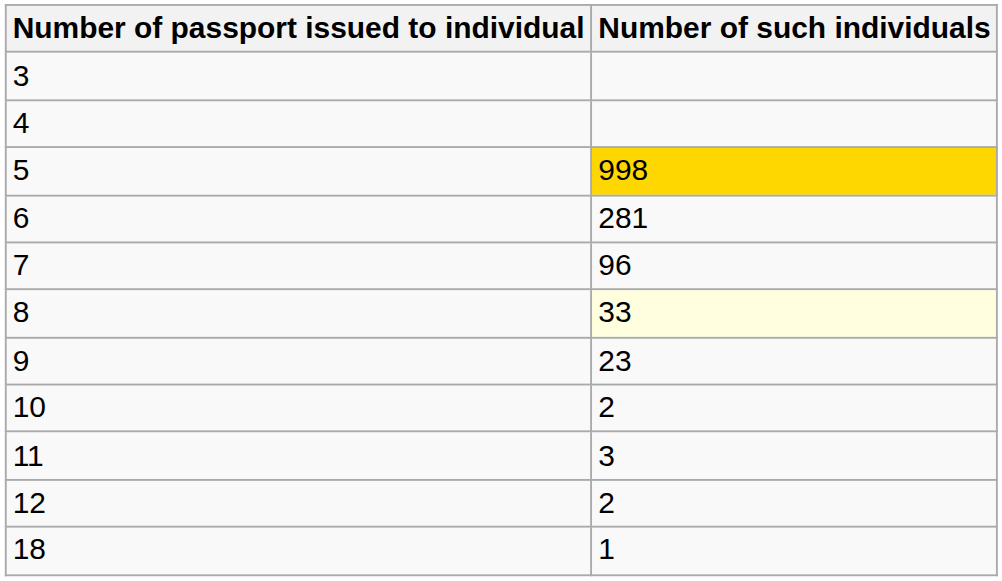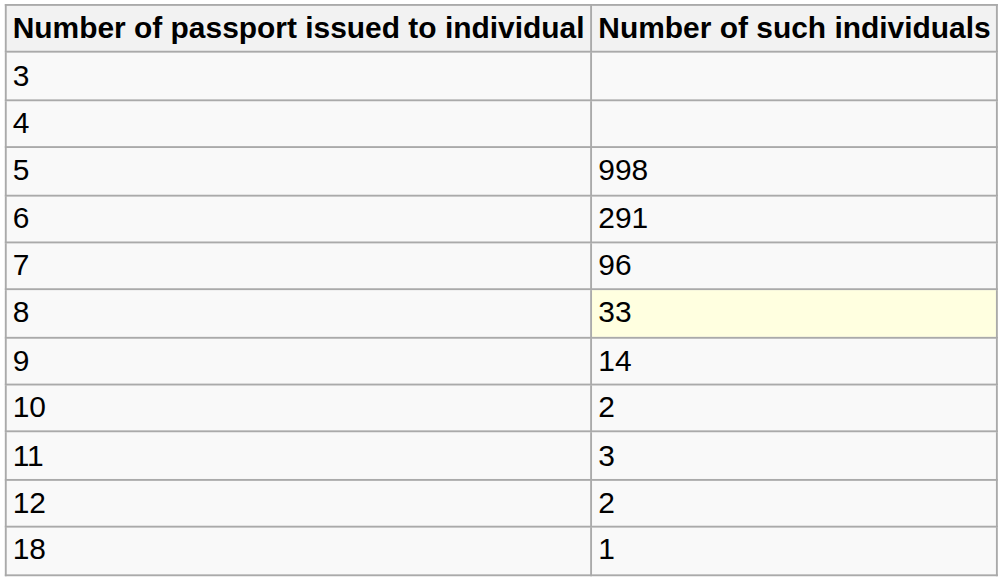(623, 170) gold background -> (623, 170) no background
(623, 218) 281 -> (623, 218) 291
(615, 360) 23 -> (615, 360) 14
